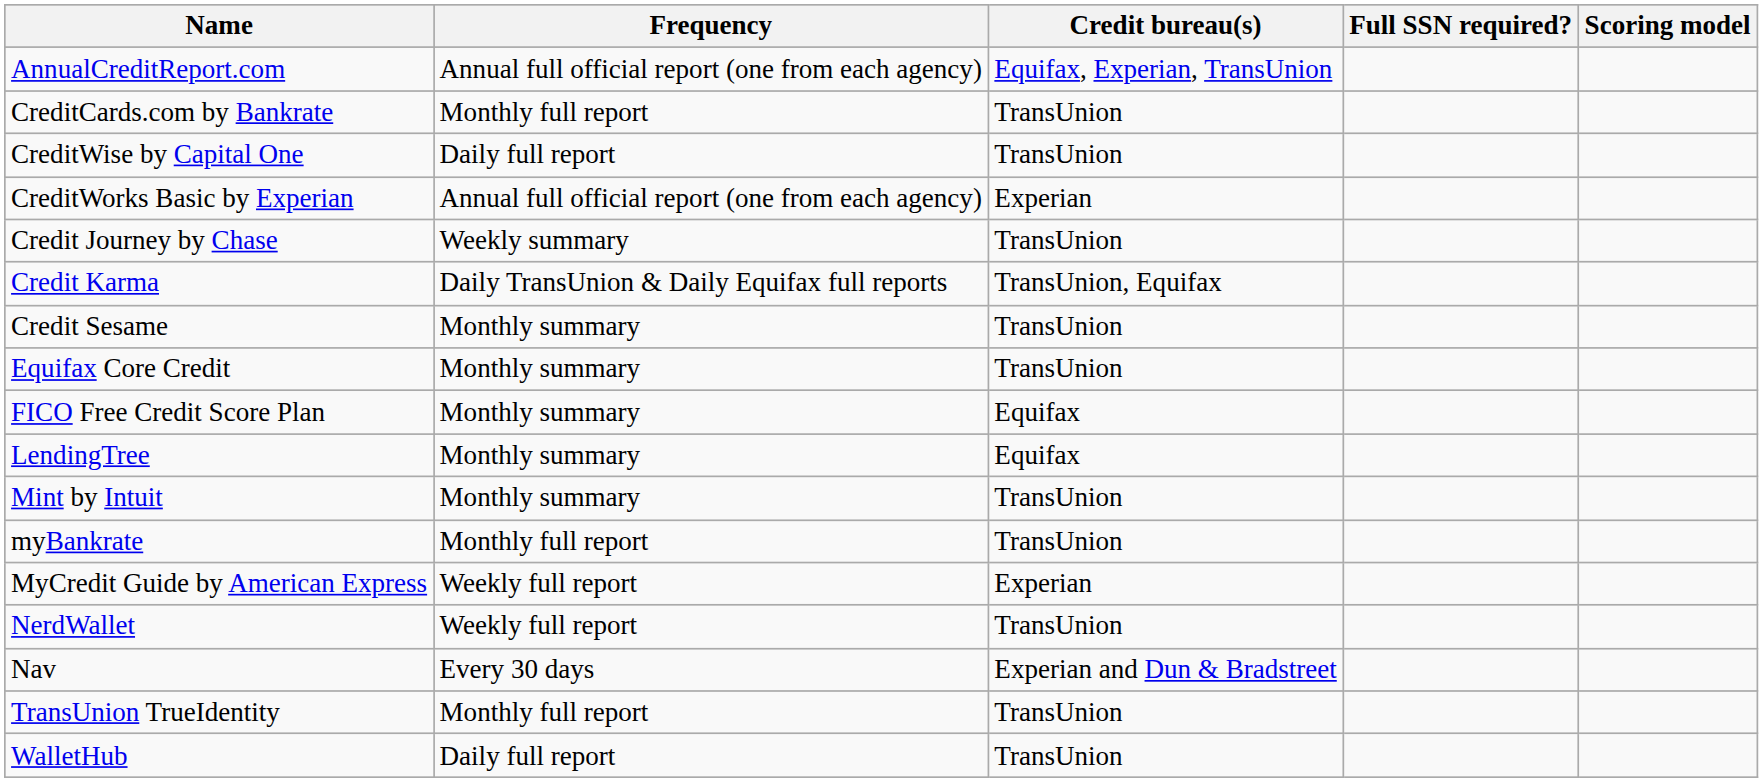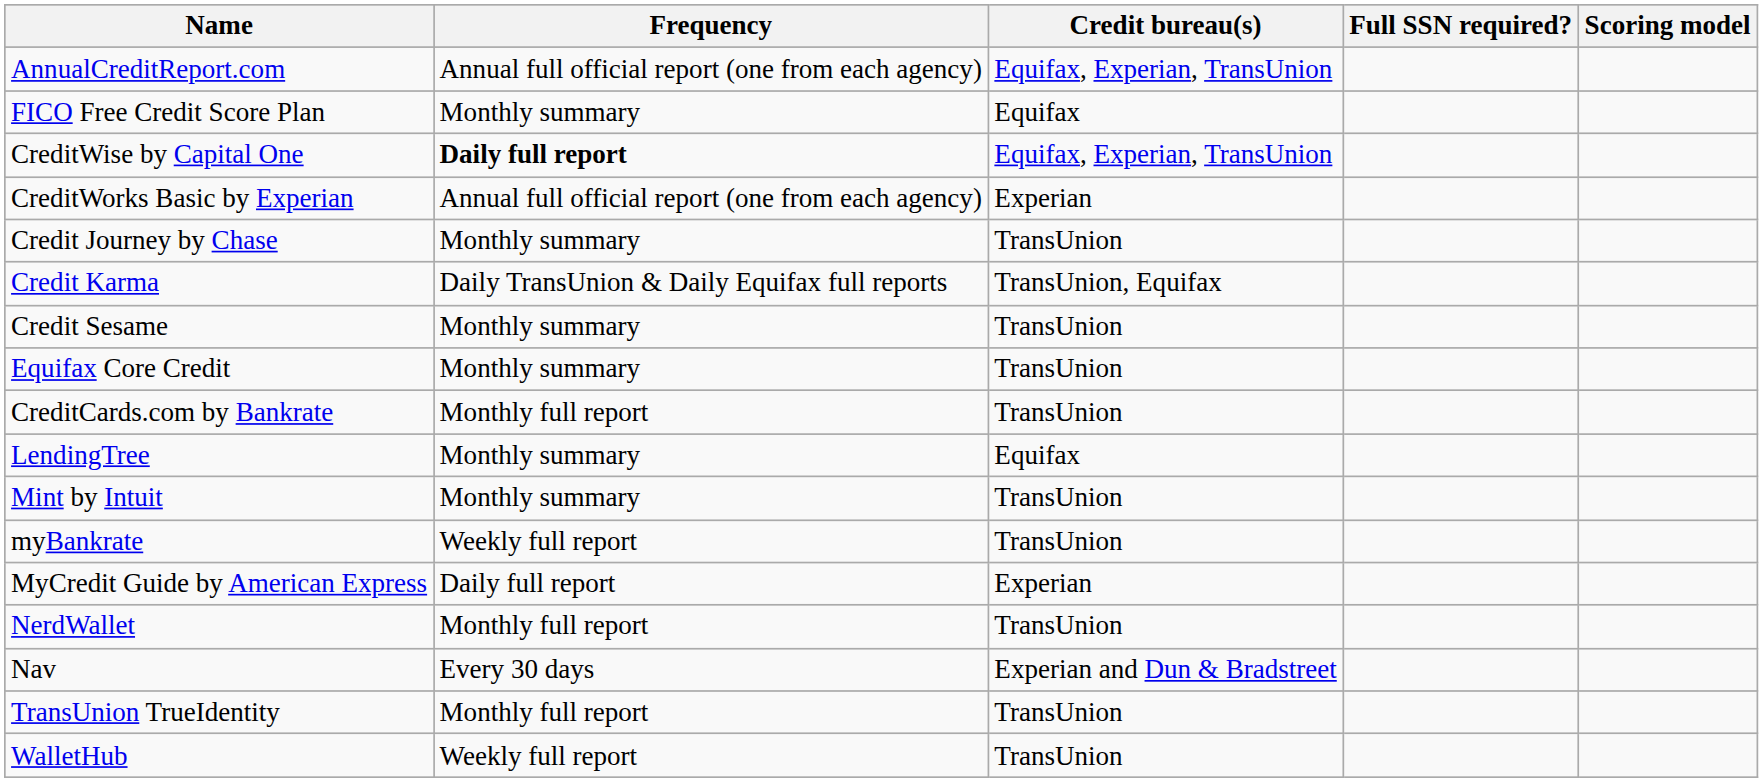rows swapped: (172, 111) <-> (168, 411)
(527, 154) normal -> (533, 154) bold
(1058, 154) TransUnion -> (1163, 154) Equifax, Experian, TransUnion
(534, 240) Weekly summary -> (540, 240) Monthly summary
(544, 540) Monthly full report -> (538, 540) Weekly full report
(538, 583) Weekly full report -> (527, 583) Daily full report
(538, 626) Weekly full report -> (544, 626) Monthly full report
(527, 754) Daily full report -> (538, 754) Weekly full report
